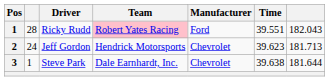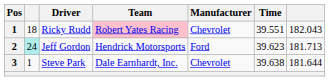(32, 29) 28 -> (32, 29) 18
(200, 29) Ford -> (210, 29) Chevrolet
(32, 46) no background -> (32, 46) paleturquoise background
(210, 46) Chevrolet -> (200, 46) Ford
